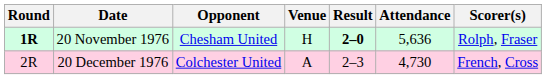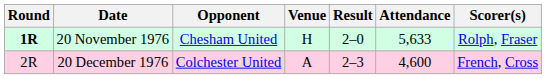(353, 39) bold -> (353, 39) normal
(415, 39) 5,636 -> (415, 39) 5,633
(415, 62) 4,730 -> (415, 62) 4,600
